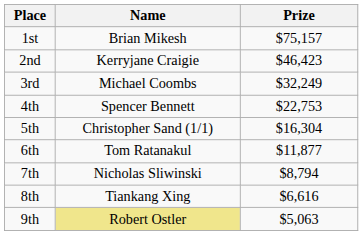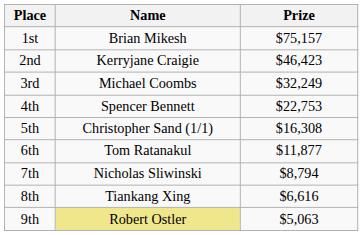(299, 128) $16,304 -> (299, 128) $16,308
